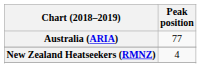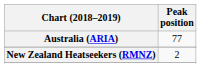(177, 54) 4 -> (177, 54) 2
